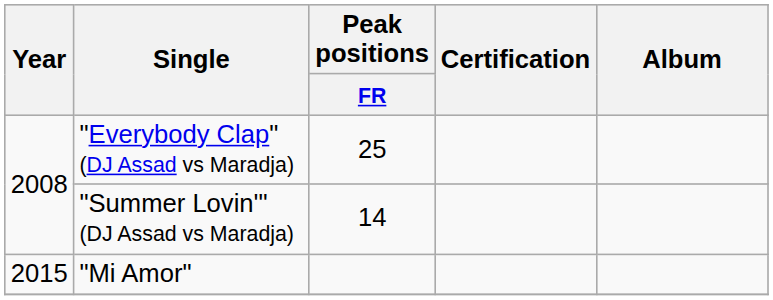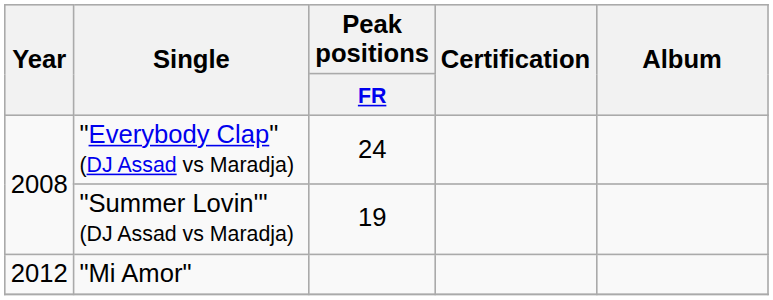(372, 149) 25 -> (372, 149) 24
(372, 218) 14 -> (372, 218) 19
(39, 273) 2015 -> (39, 273) 2012
